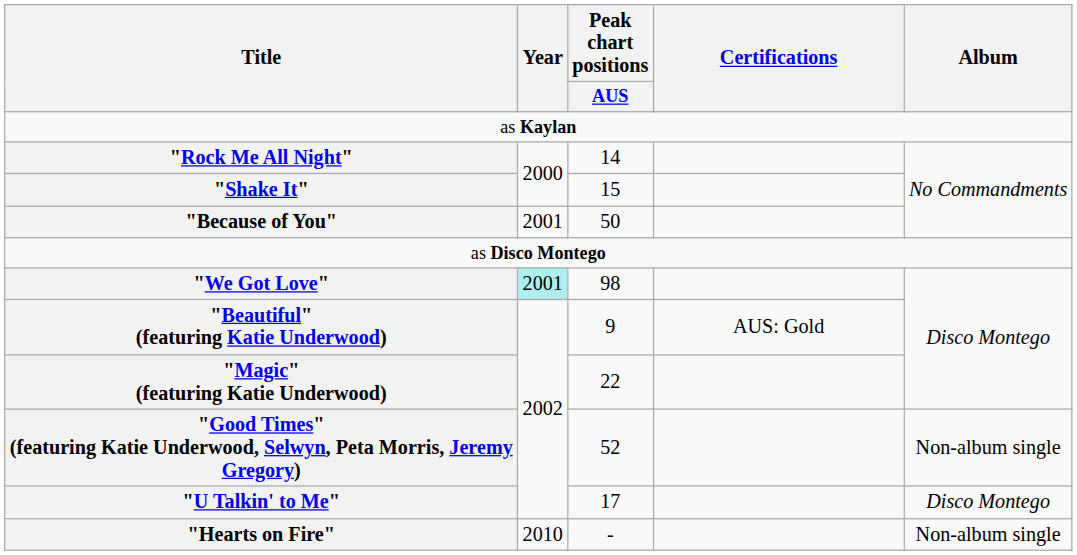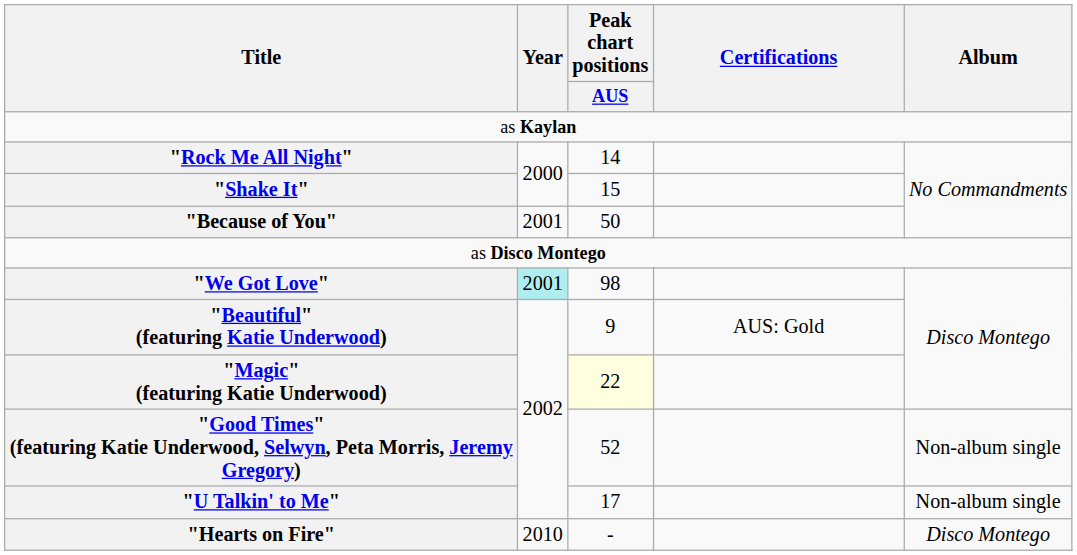(610, 381) no background -> (610, 381) lightyellow background
(988, 502) Disco Montego -> (988, 502) Non-album single
(988, 534) Non-album single -> (988, 534) Disco Montego
